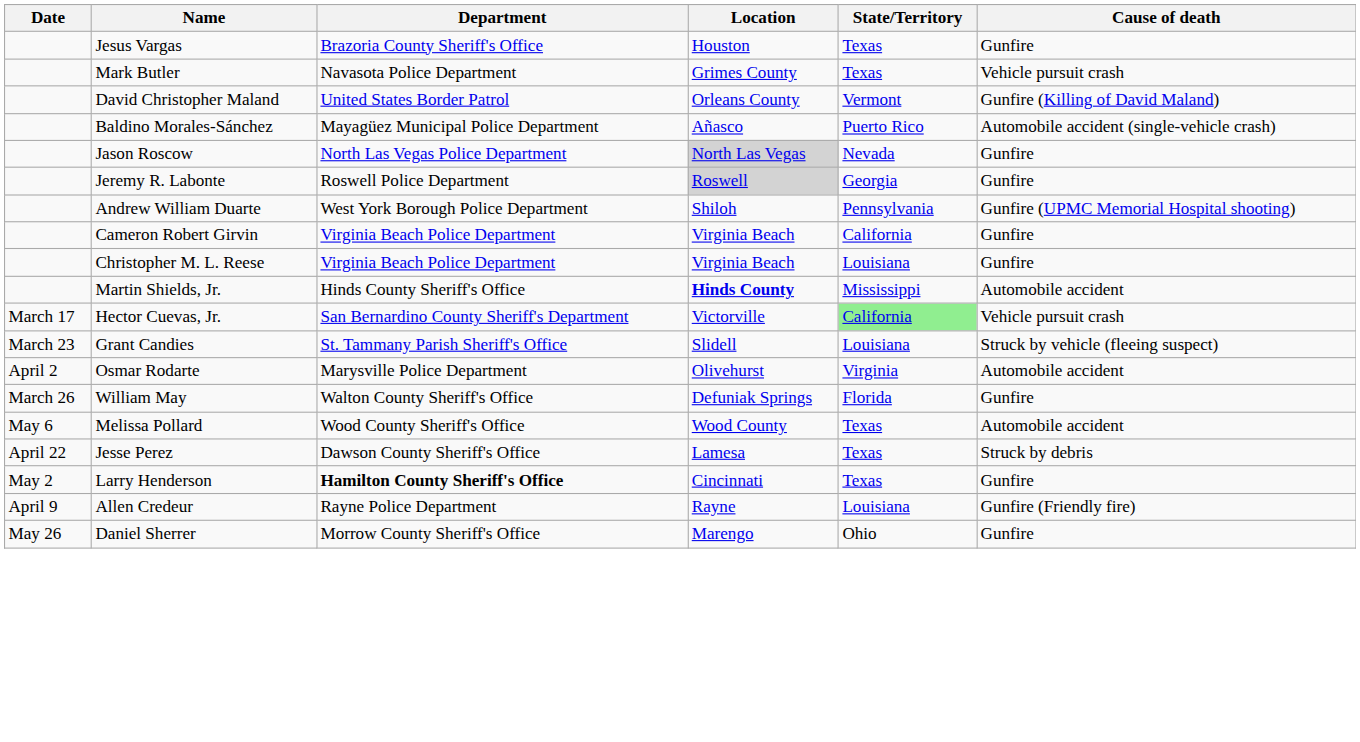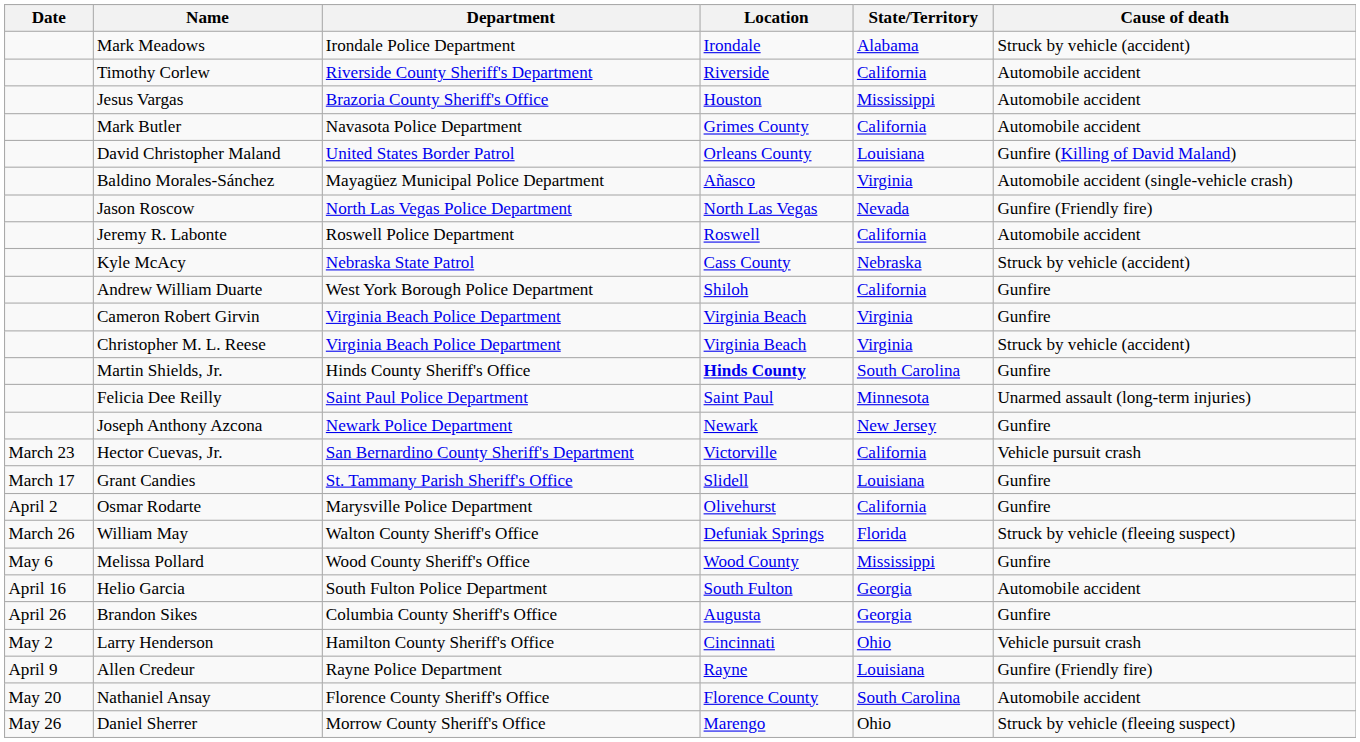+ row: (151, 45)
+ row: (153, 72)
(862, 45) Texas -> (896, 99) Mississippi
(1007, 45) Gunfire -> (1069, 99) Automobile accident
(862, 72) Texas -> (892, 126) California
(1052, 72) Vehicle pursuit crash -> (1069, 126) Automobile accident
(872, 99) Vermont -> (891, 153) Louisiana
(883, 126) Puerto Rico -> (885, 180) Virginia
(749, 153) lightgrey background -> (760, 208) no background
(1007, 153) Gunfire -> (1075, 208) Gunfire (Friendly fire)
(720, 180) lightgrey background -> (732, 235) no background
(870, 180) Georgia -> (892, 235) California
(1007, 180) Gunfire -> (1069, 235) Automobile accident
+ row: (141, 262)
(888, 208) Pennsylvania -> (892, 289) California
(1138, 208) Gunfire (UPMC Memorial Hospital shooting) -> (1024, 289) Gunfire
(877, 235) California -> (885, 316) Virginia
(876, 262) Louisiana -> (885, 343) Virginia
(1007, 262) Gunfire -> (1094, 343) Struck by vehicle (accident)
(881, 289) Mississippi -> (908, 371) South Carolina
(1052, 289) Automobile accident -> (1024, 371) Gunfire
+ row: (159, 398)
+ row: (180, 425)
(42, 316) March 17 -> (42, 452) March 23
(877, 316) lightgreen background -> (892, 452) no background
(42, 343) March 23 -> (42, 479) March 17
(1099, 343) Struck by vehicle (fleeing suspect) -> (1024, 479) Gunfire
(870, 371) Virginia -> (892, 506) California
(1052, 371) Automobile accident -> (1024, 506) Gunfire
(1007, 398) Gunfire -> (1116, 533) Struck by vehicle (fleeing suspect)
(862, 425) Texas -> (896, 561) Mississippi
(1052, 425) Automobile accident -> (1024, 561) Gunfire
+ row: (141, 588)
- row: (134, 452)
+ row: (147, 615)
(442, 479) bold -> (440, 642) normal
(862, 479) Texas -> (874, 642) Ohio
(1007, 479) Gunfire -> (1069, 642) Vehicle pursuit crash
+ row: (154, 696)
(1007, 533) Gunfire -> (1116, 724) Struck by vehicle (fleeing suspect)
